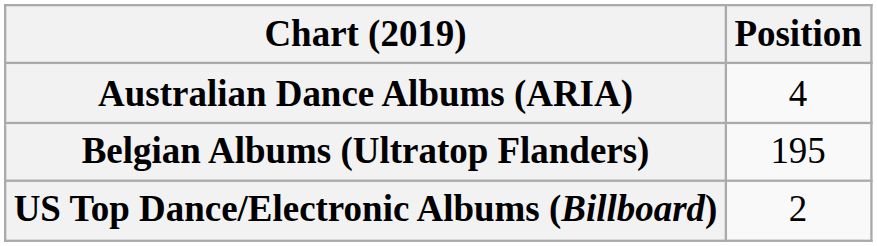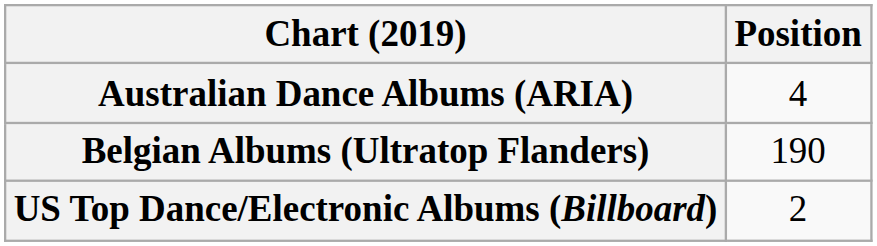(798, 151) 195 -> (798, 151) 190
